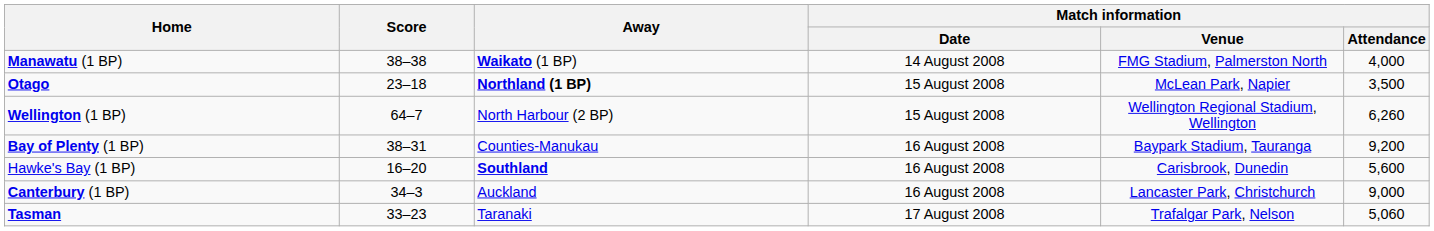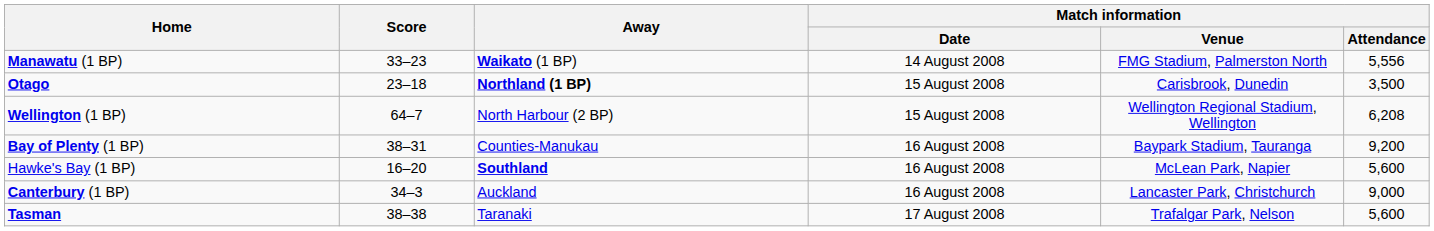(407, 61) 38–38 -> (407, 61) 33–23
(1387, 61) 4,000 -> (1387, 61) 5,556
(1223, 84) McLean Park, Napier -> (1223, 84) Carisbrook, Dunedin
(1387, 115) 6,260 -> (1387, 115) 6,208
(1223, 169) Carisbrook, Dunedin -> (1223, 169) McLean Park, Napier
(407, 214) 33–23 -> (407, 214) 38–38
(1387, 214) 5,060 -> (1387, 214) 5,600
